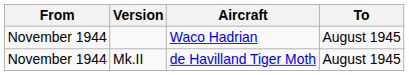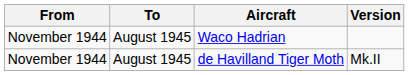columns swapped: (362, 15) <-> (138, 15)
